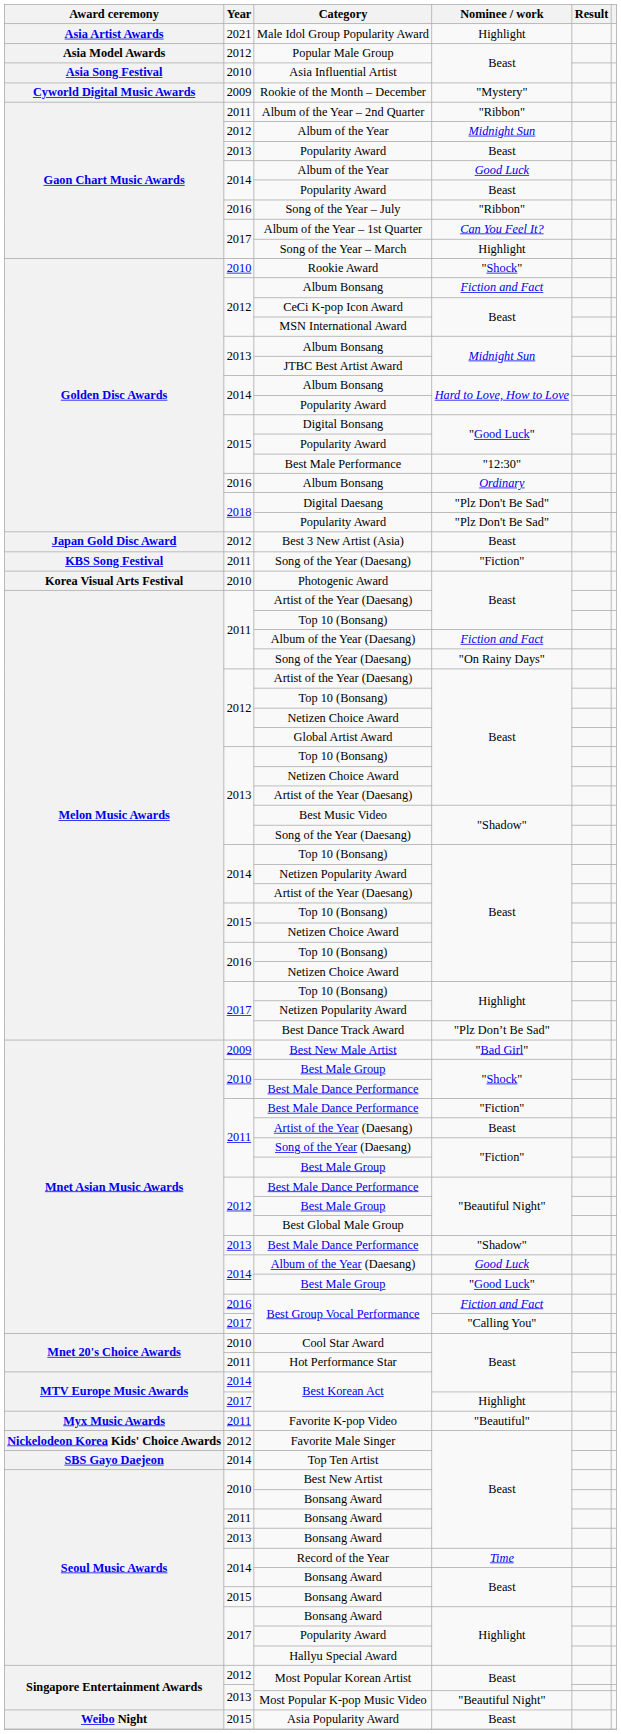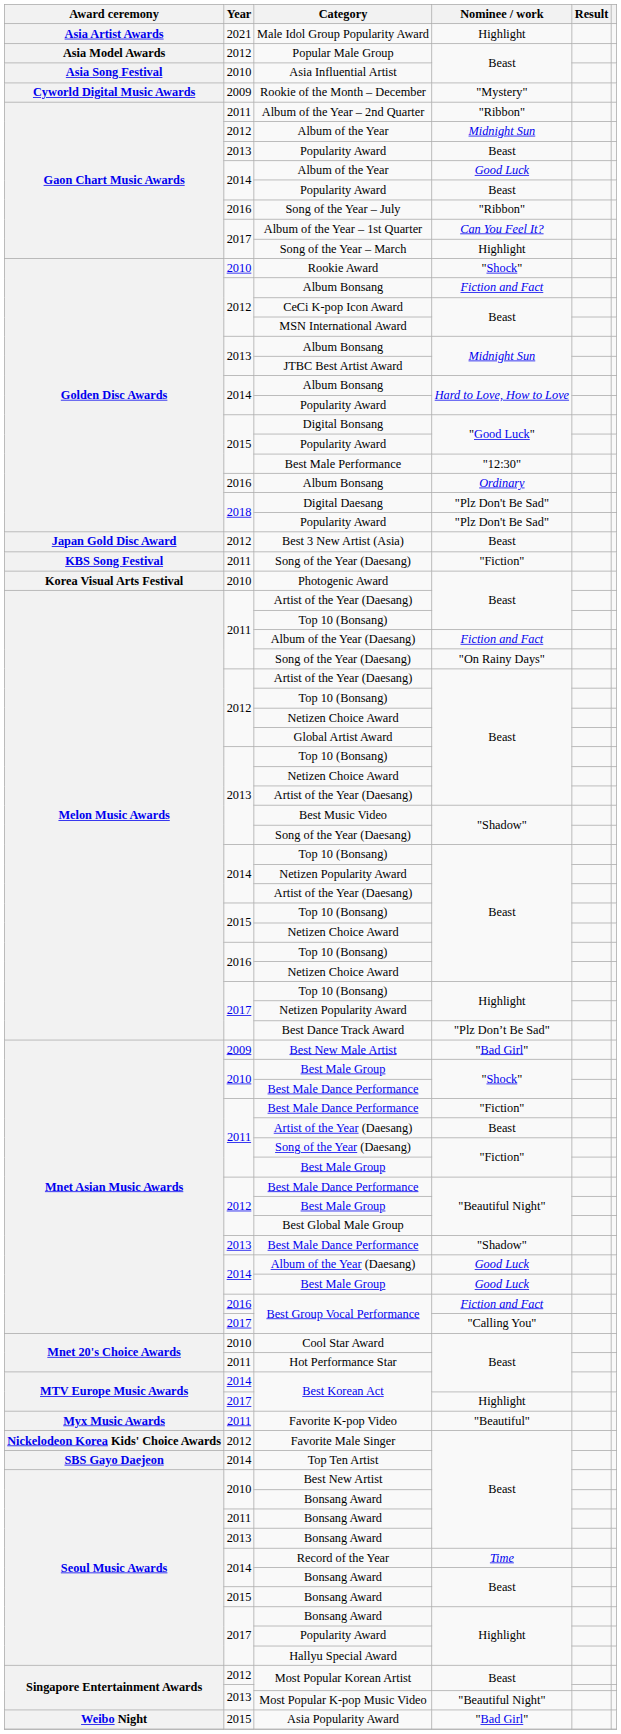(502, 1284) "Good Luck" -> (502, 1284) Good Luck
(502, 1719) Beast -> (502, 1719) "Bad Girl"
